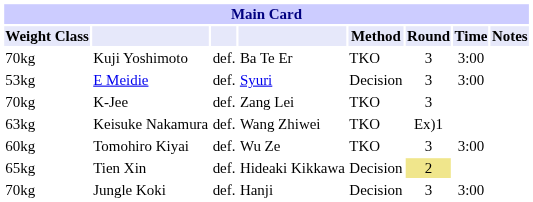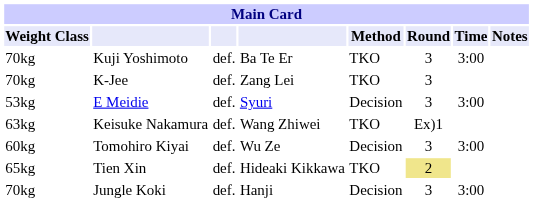rows swapped: (111, 102) <-> (121, 80)
(365, 146) TKO -> (376, 146) Decision
(376, 168) Decision -> (365, 168) TKO
